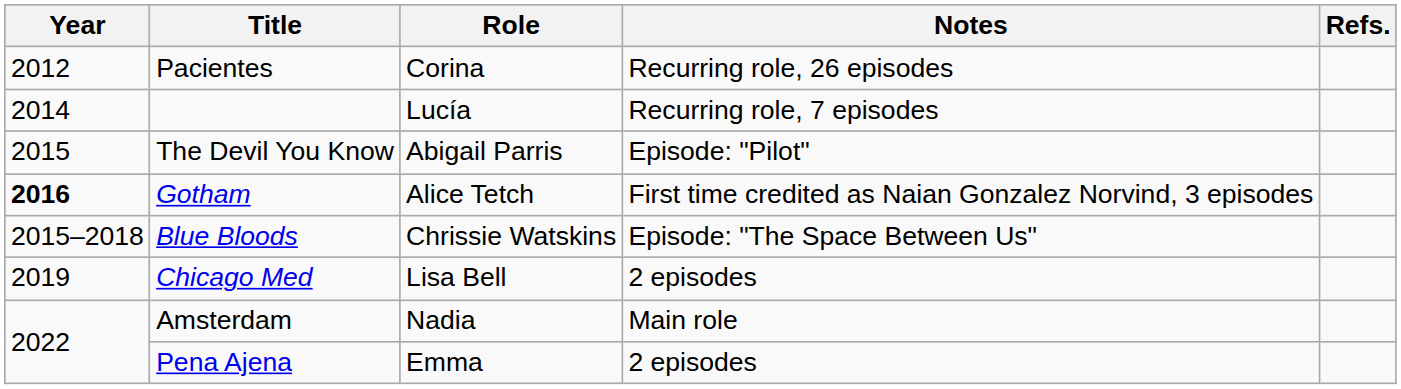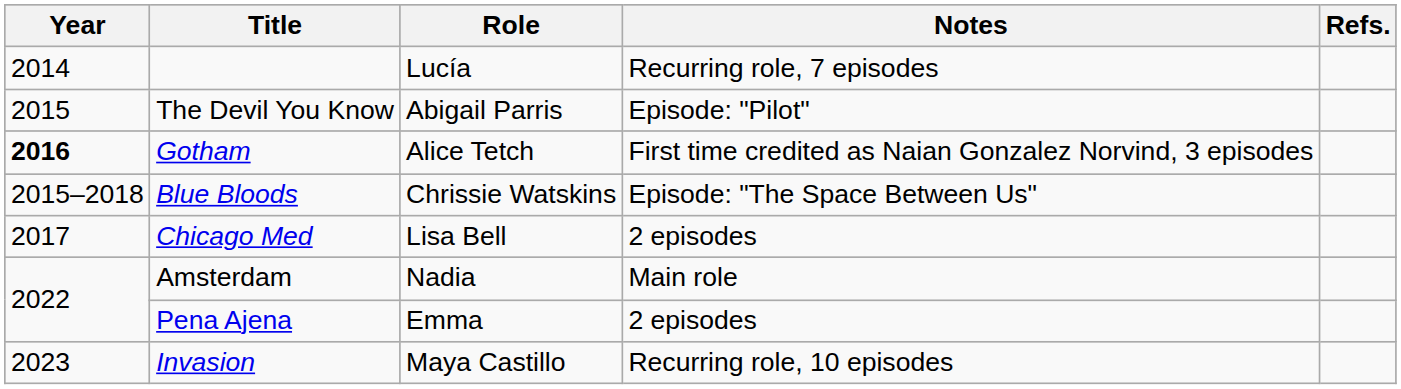- row: (214, 67)
(40, 278) 2019 -> (40, 236) 2017
+ row: (206, 362)
